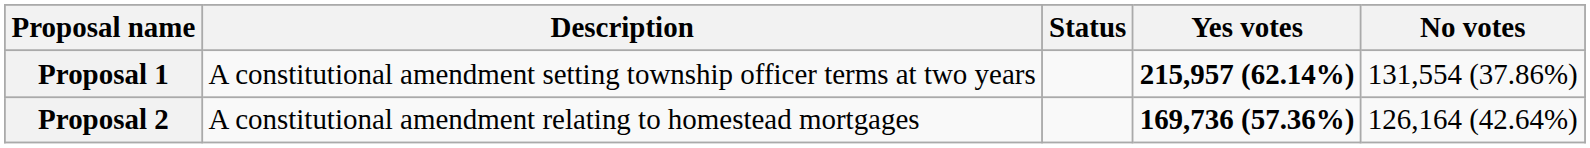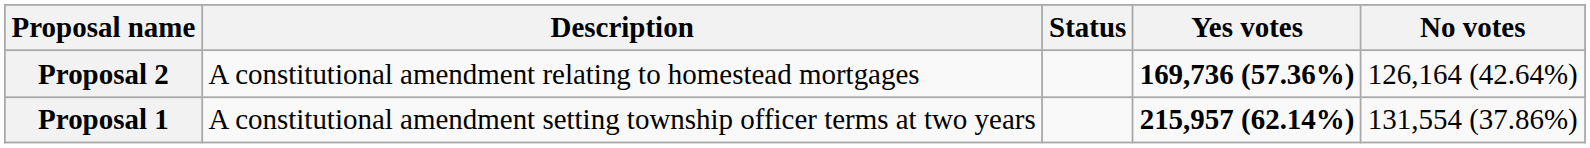rows swapped: (103, 73) <-> (103, 119)
